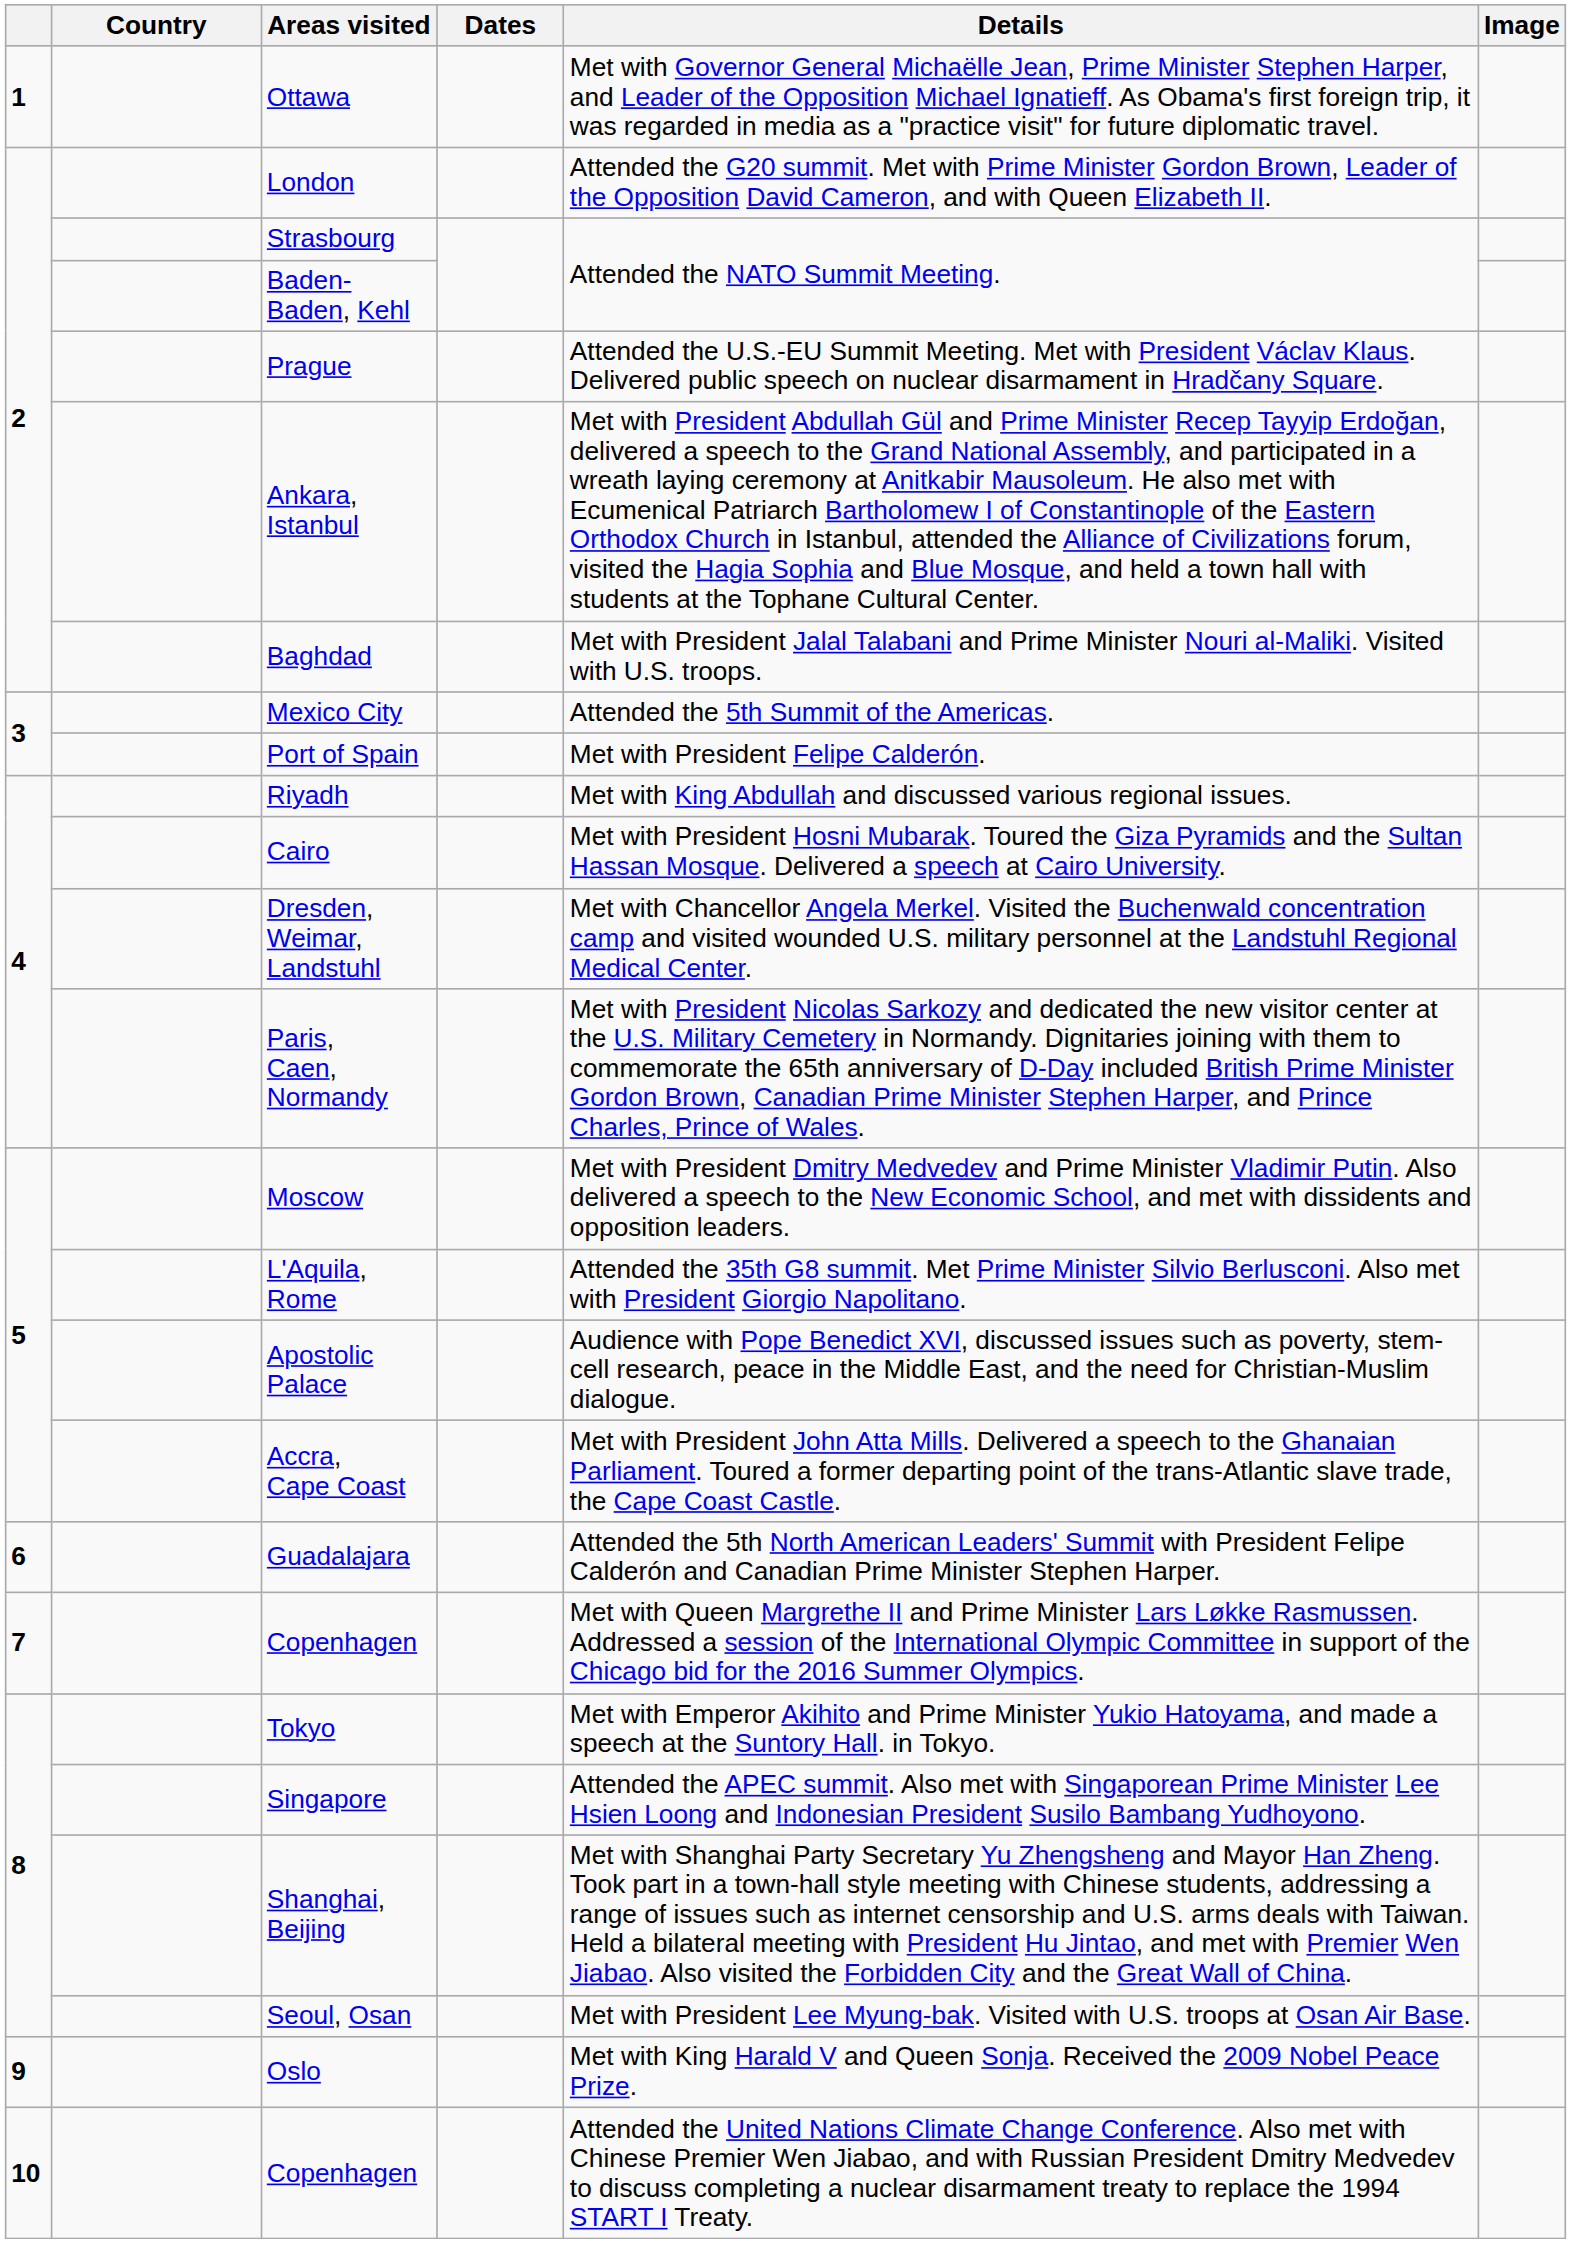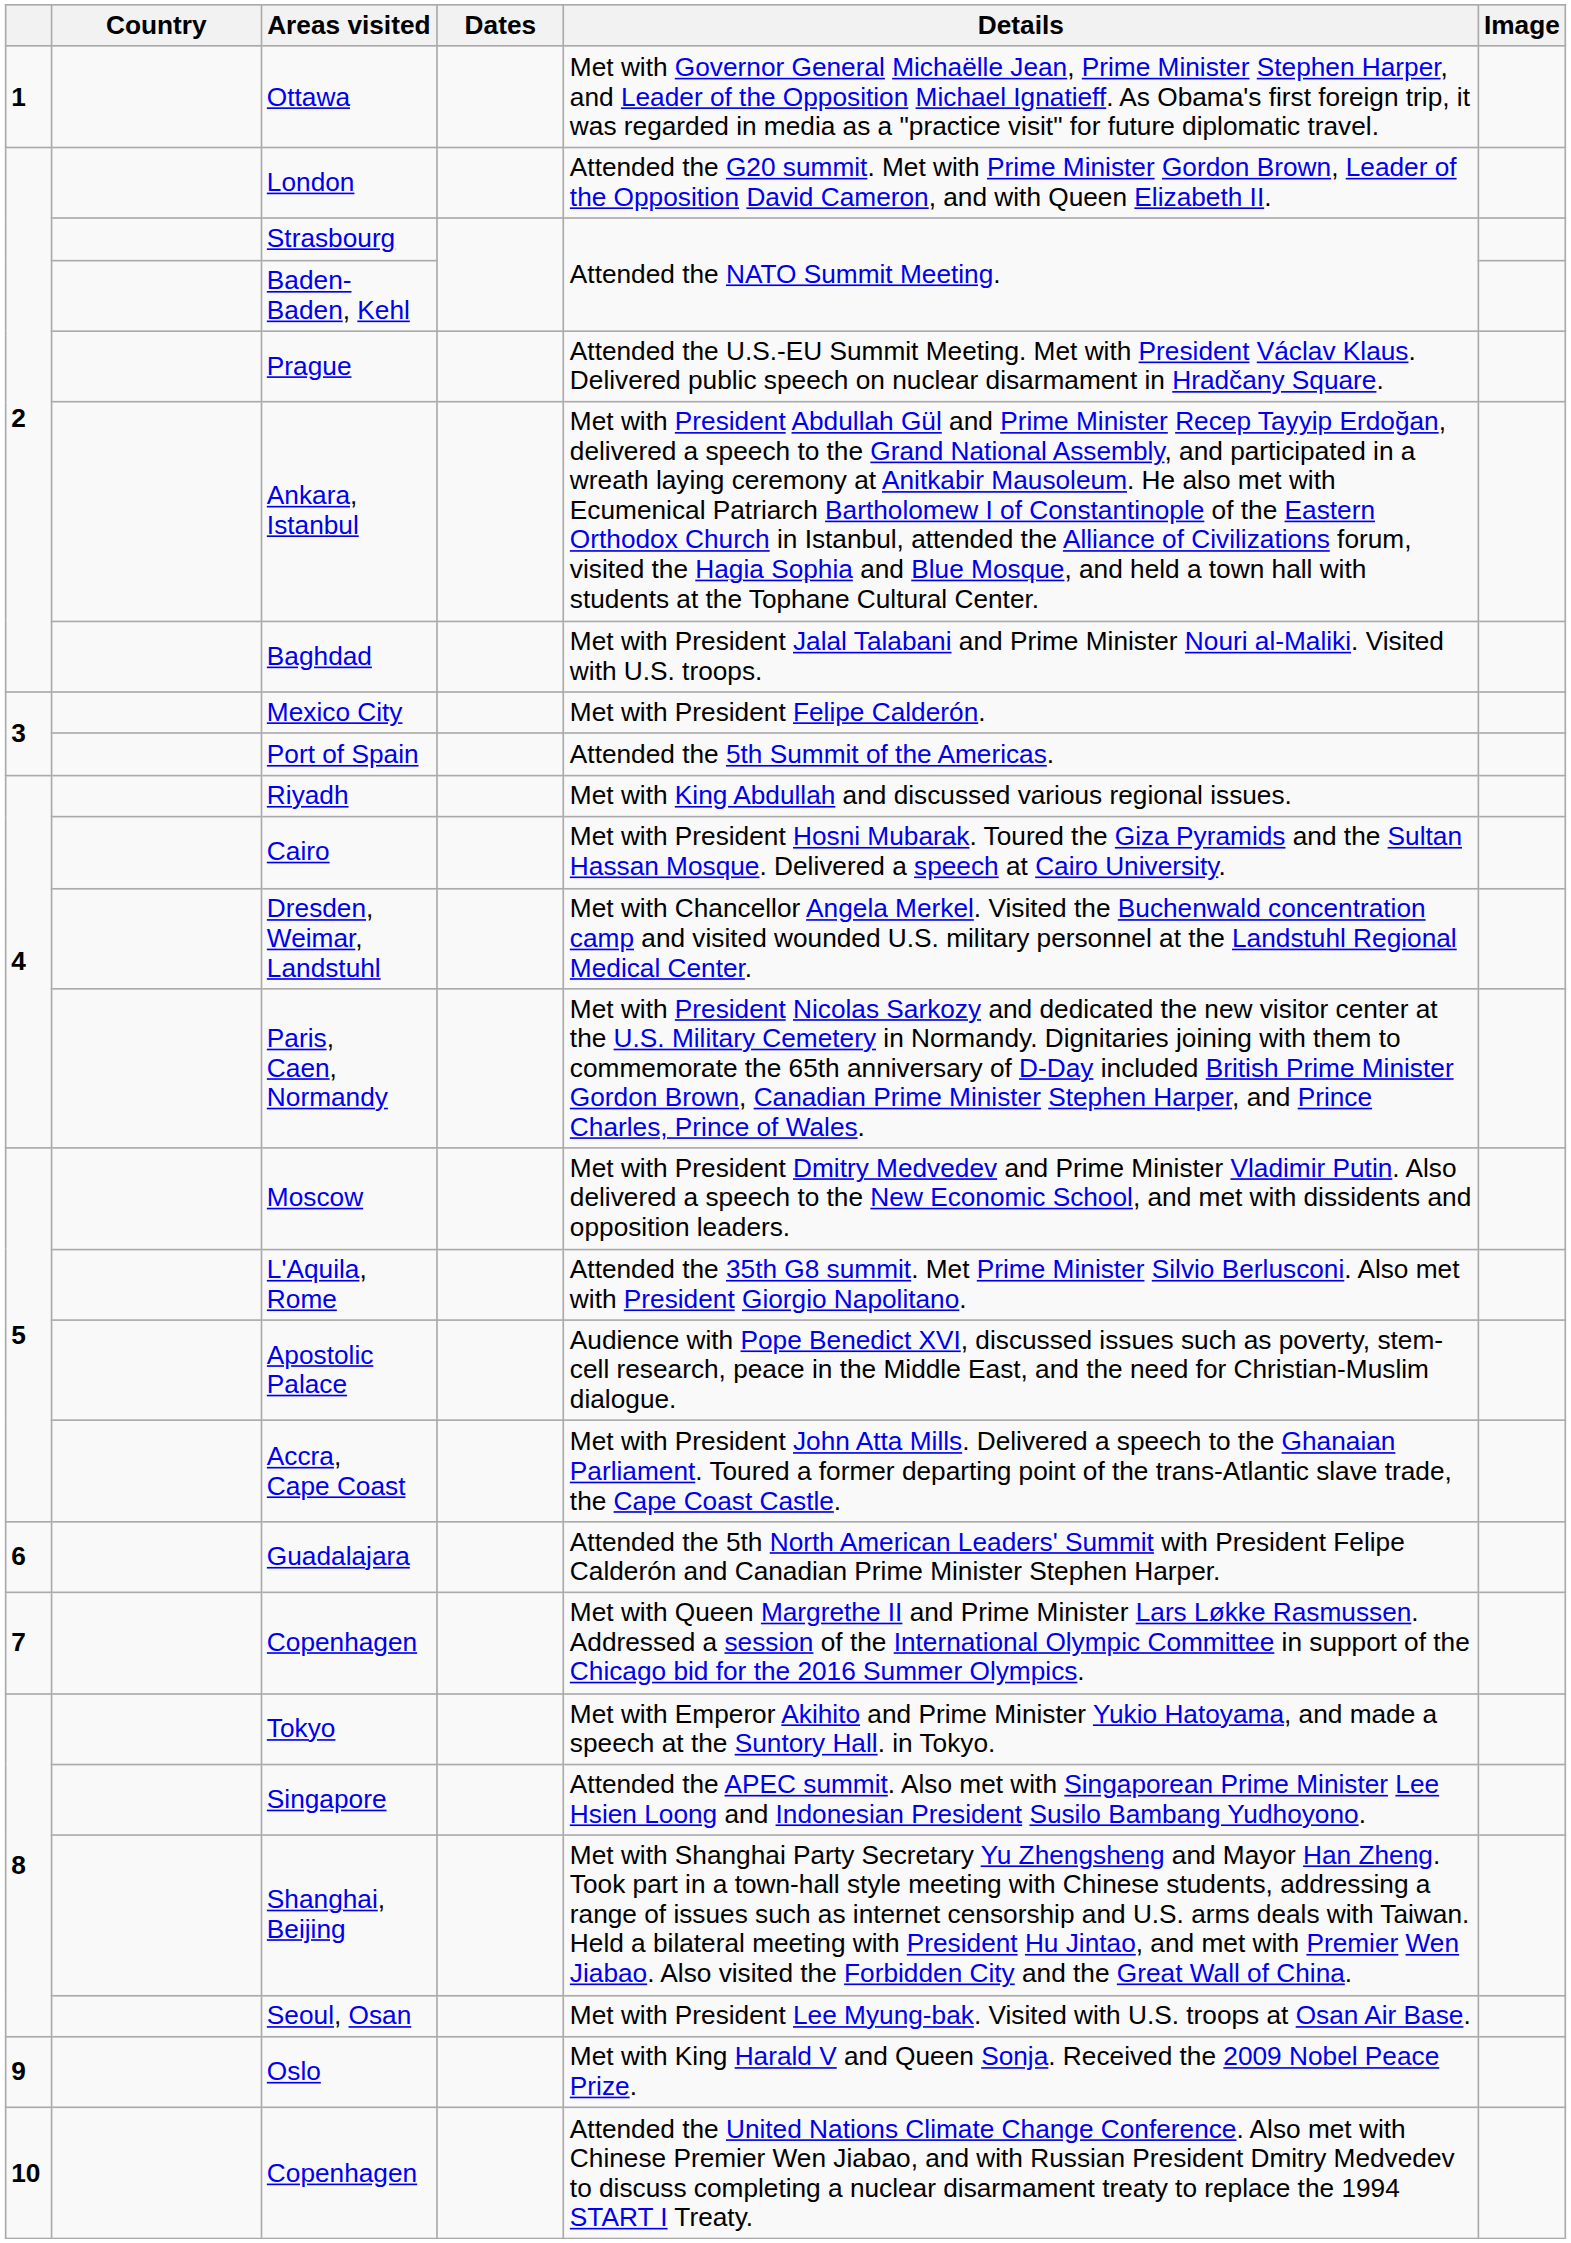(812, 712) Attended the 5th Summit of the Americas. -> (778, 712) Met with President Felipe Calderón.
(778, 754) Met with President Felipe Calderón. -> (812, 754) Attended the 5th Summit of the Americas.
